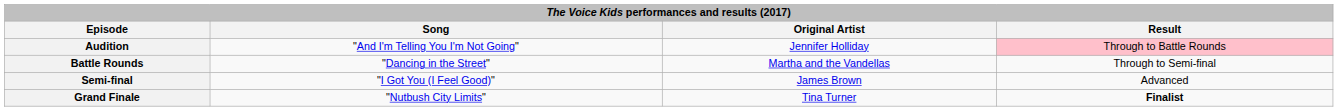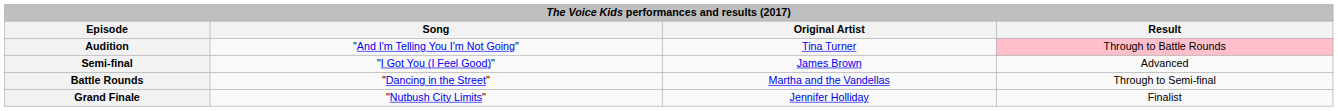(829, 47) Jennifer Holliday -> (829, 47) Tina Turner
rows swapped: (107, 64) <-> (107, 81)
(829, 98) Tina Turner -> (829, 98) Jennifer Holliday
(1165, 98) bold -> (1165, 98) normal
